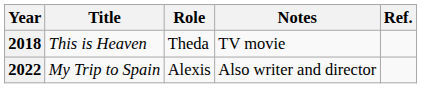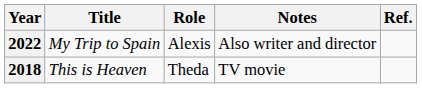rows swapped: (25, 43) <-> (25, 69)
